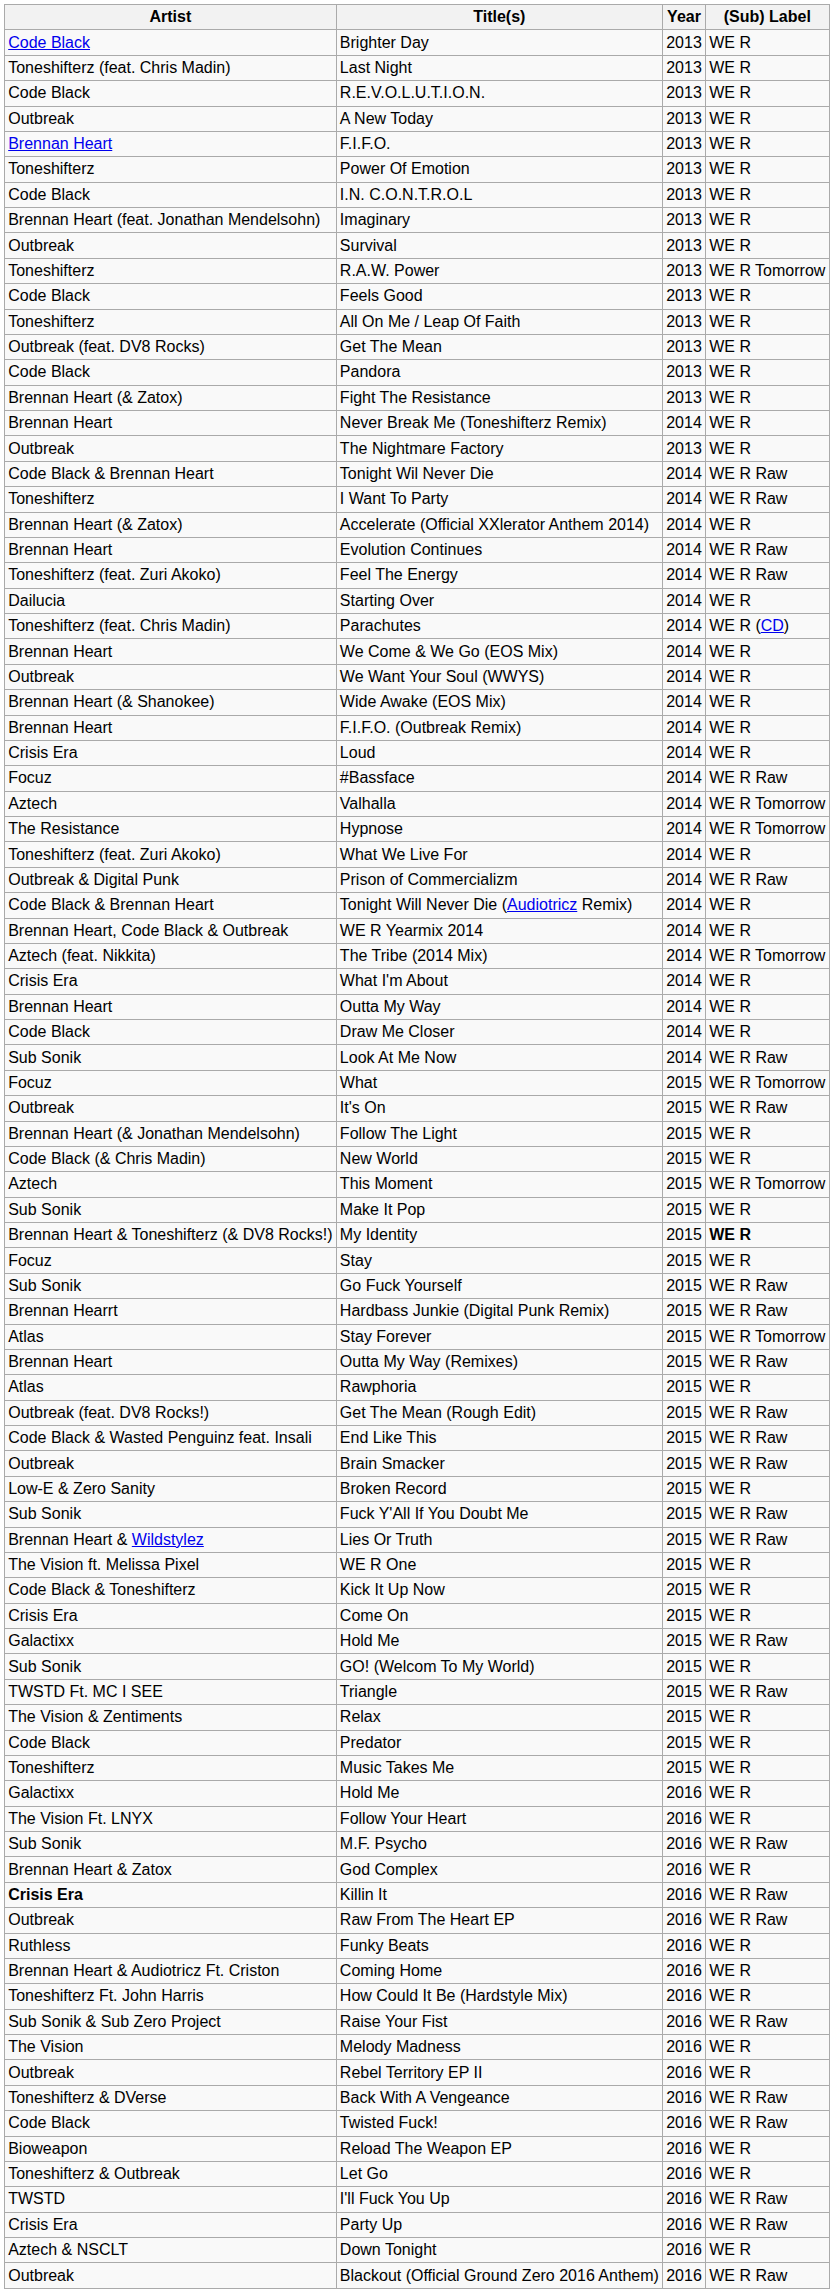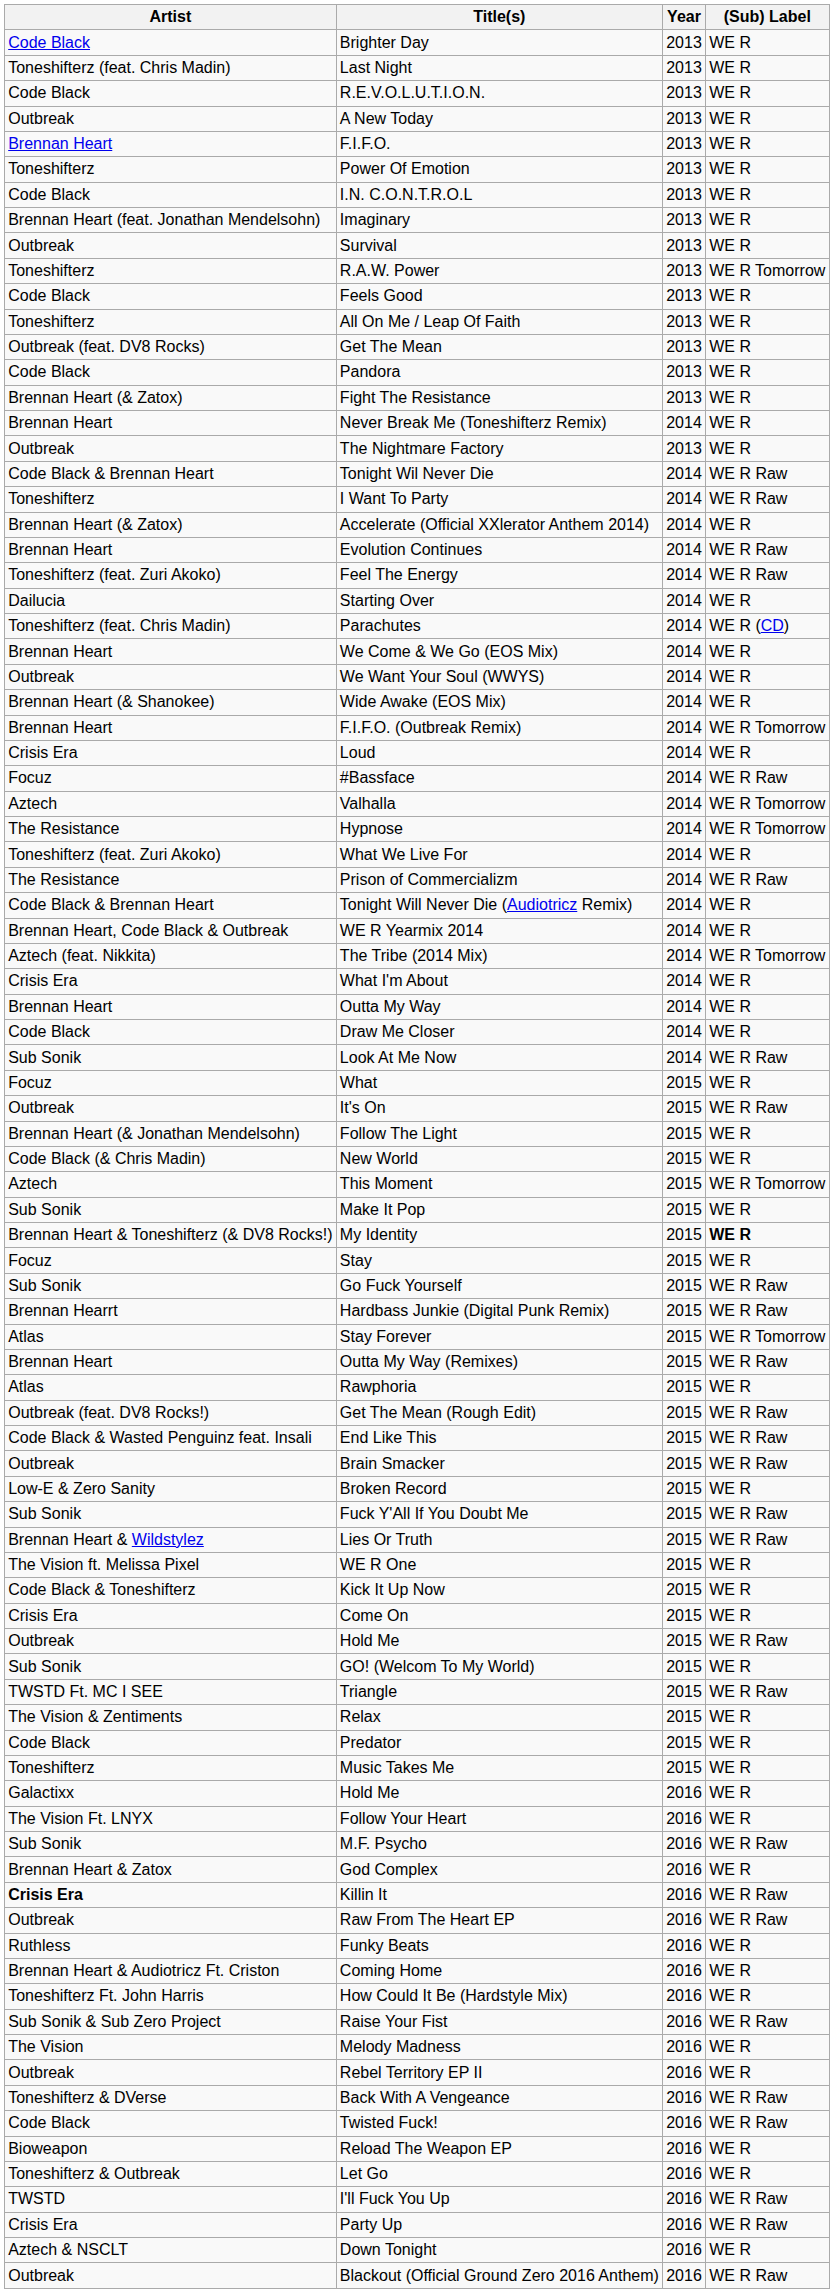(730, 727) WE R -> (767, 727) WE R Tomorrow
(94, 879) Outbreak & Digital Punk -> (64, 879) The Resistance
(767, 1082) WE R Tomorrow -> (730, 1082) WE R
(41, 1641) Galactixx -> (41, 1641) Outbreak
